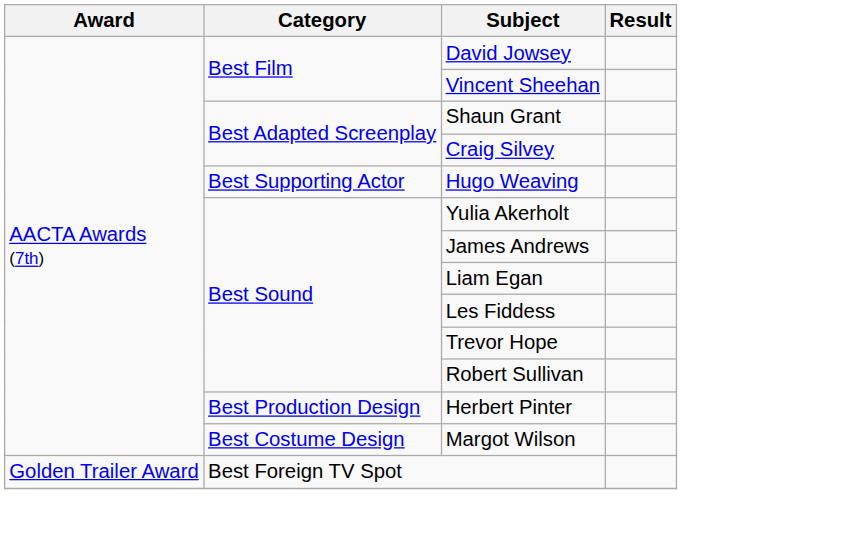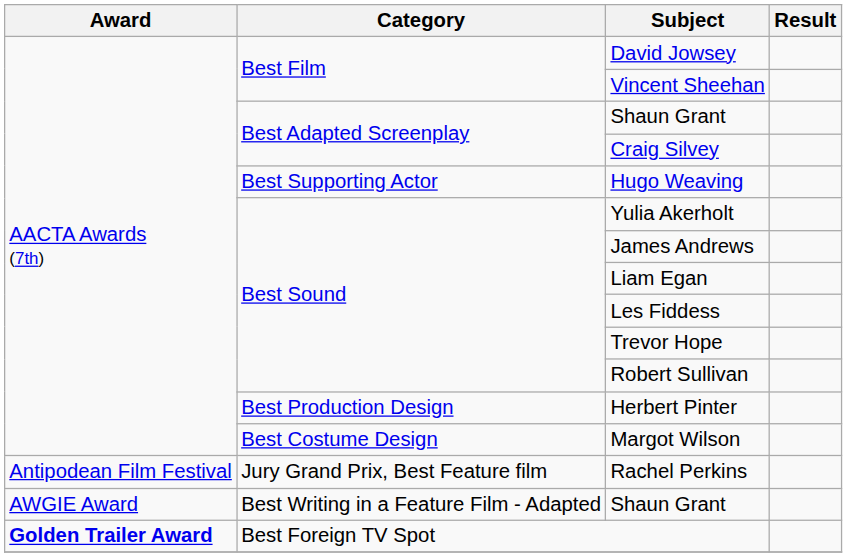+ row: (394, 471)
+ row: (421, 504)
(104, 471) normal -> (111, 536) bold
